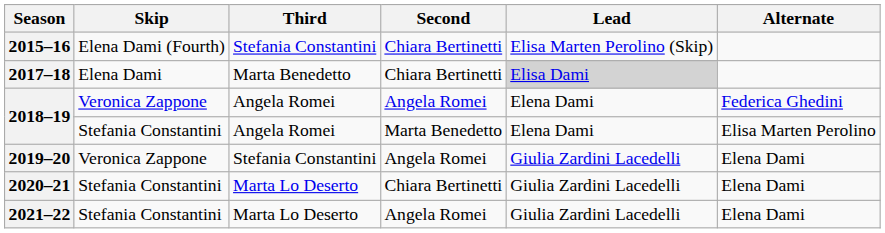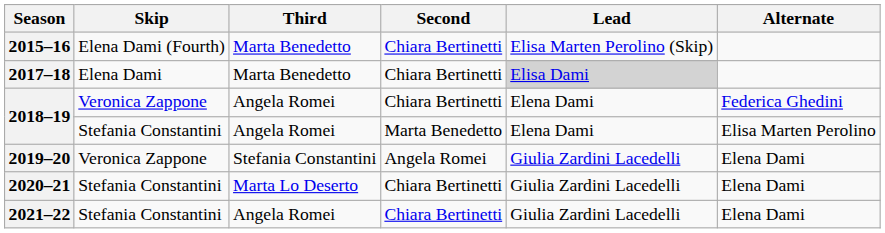(305, 46) Stefania Constantini -> (292, 46) Marta Benedetto
(435, 102) Angela Romei -> (443, 102) Chiara Bertinetti
(296, 213) Marta Lo Deserto -> (284, 213) Angela Romei
(435, 213) Angela Romei -> (443, 213) Chiara Bertinetti
